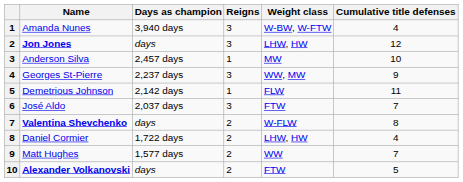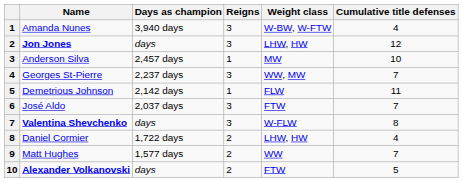(396, 75) 9 -> (396, 75) 7
(229, 122) 2 -> (229, 122) 3
